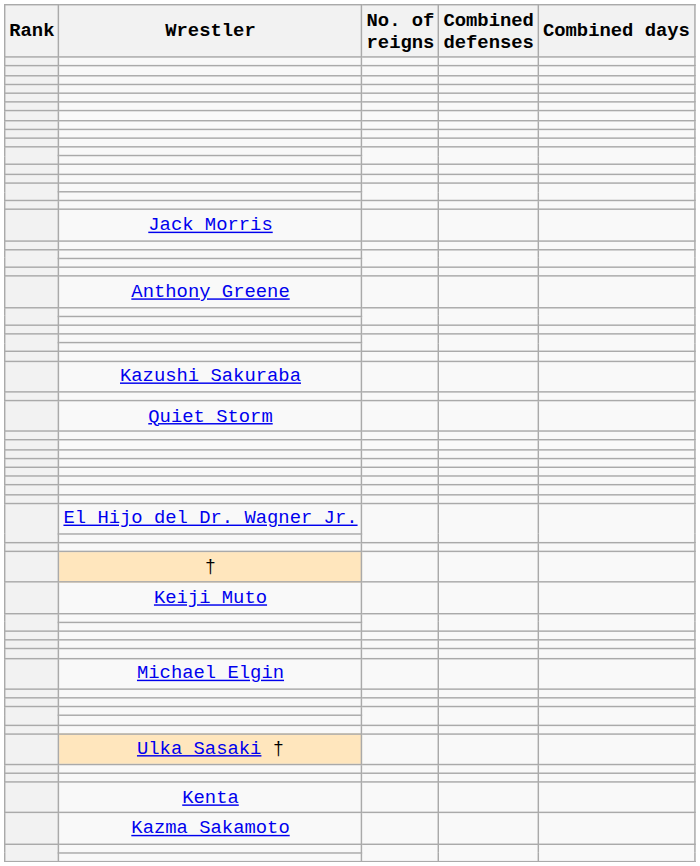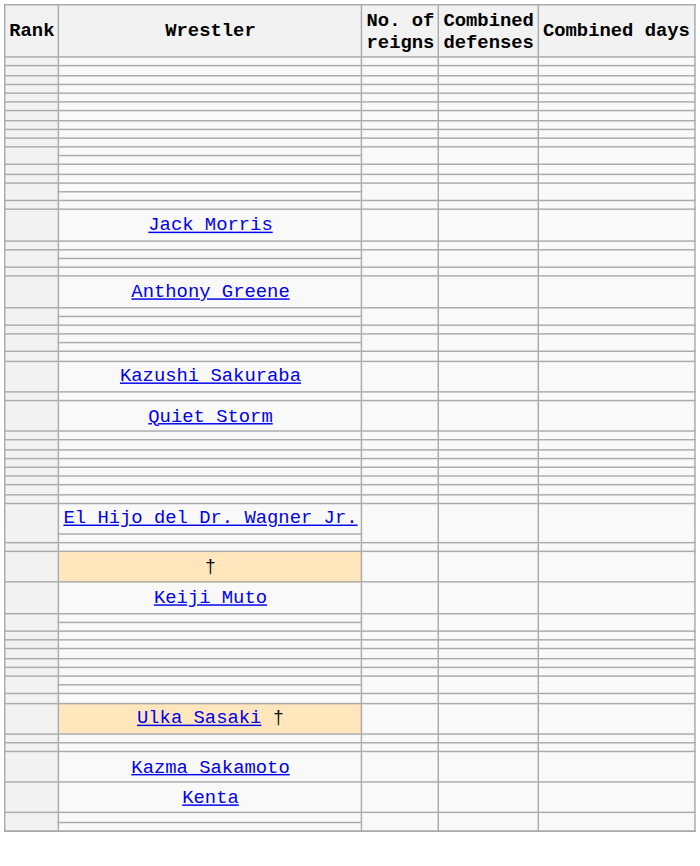- row: (32, 673)
rows swapped: (32, 798) <-> (32, 828)
